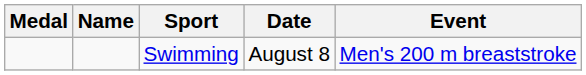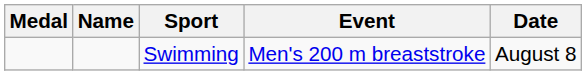columns swapped: (458, 21) <-> (289, 21)
